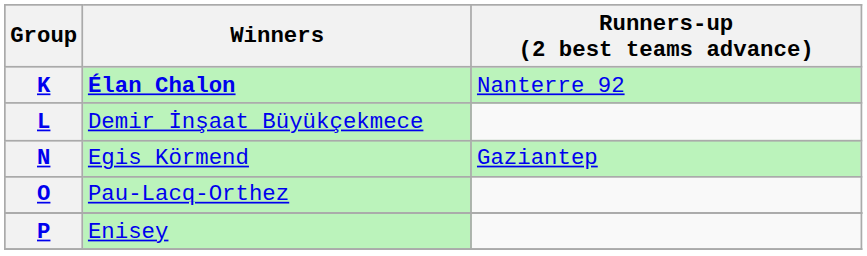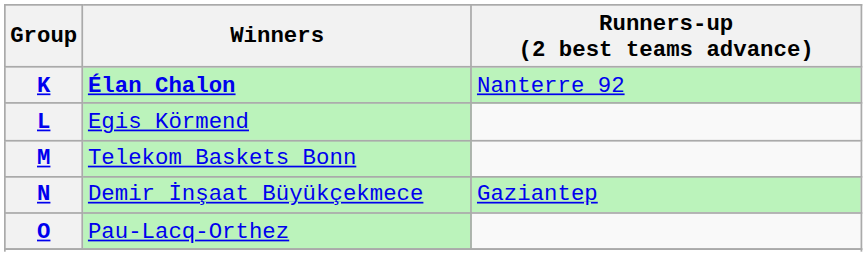(256, 122) Demir İnşaat Büyükçekmece -> (168, 122) Egis Körmend
+ row: (44, 158)
(168, 158) Egis Körmend -> (256, 195) Demir İnşaat Büyükçekmece
- row: (44, 231)
